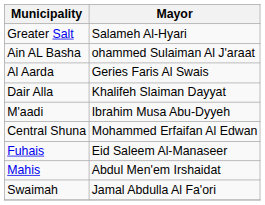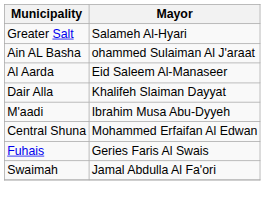(150, 72) Geries Faris Al Swais -> (159, 72) Eid Saleem Al-Manaseer
(159, 151) Eid Saleem Al-Manaseer -> (150, 151) Geries Faris Al Swais
- row: (24, 170)
